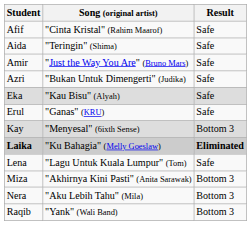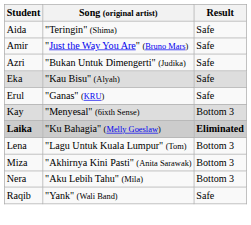- row: (15, 29)
(205, 162) Safe -> (215, 146) Bottom 3
(215, 212) Bottom 3 -> (205, 196) Safe
